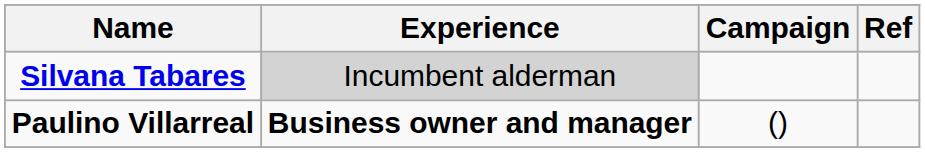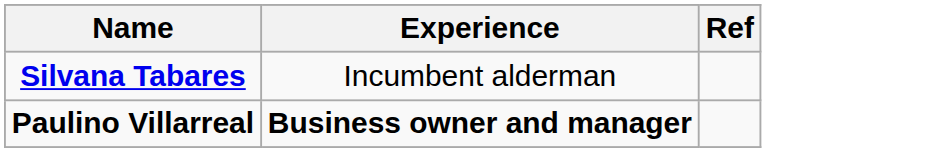- column: (778, 28)
(480, 75) lightgrey background -> (480, 75) no background
